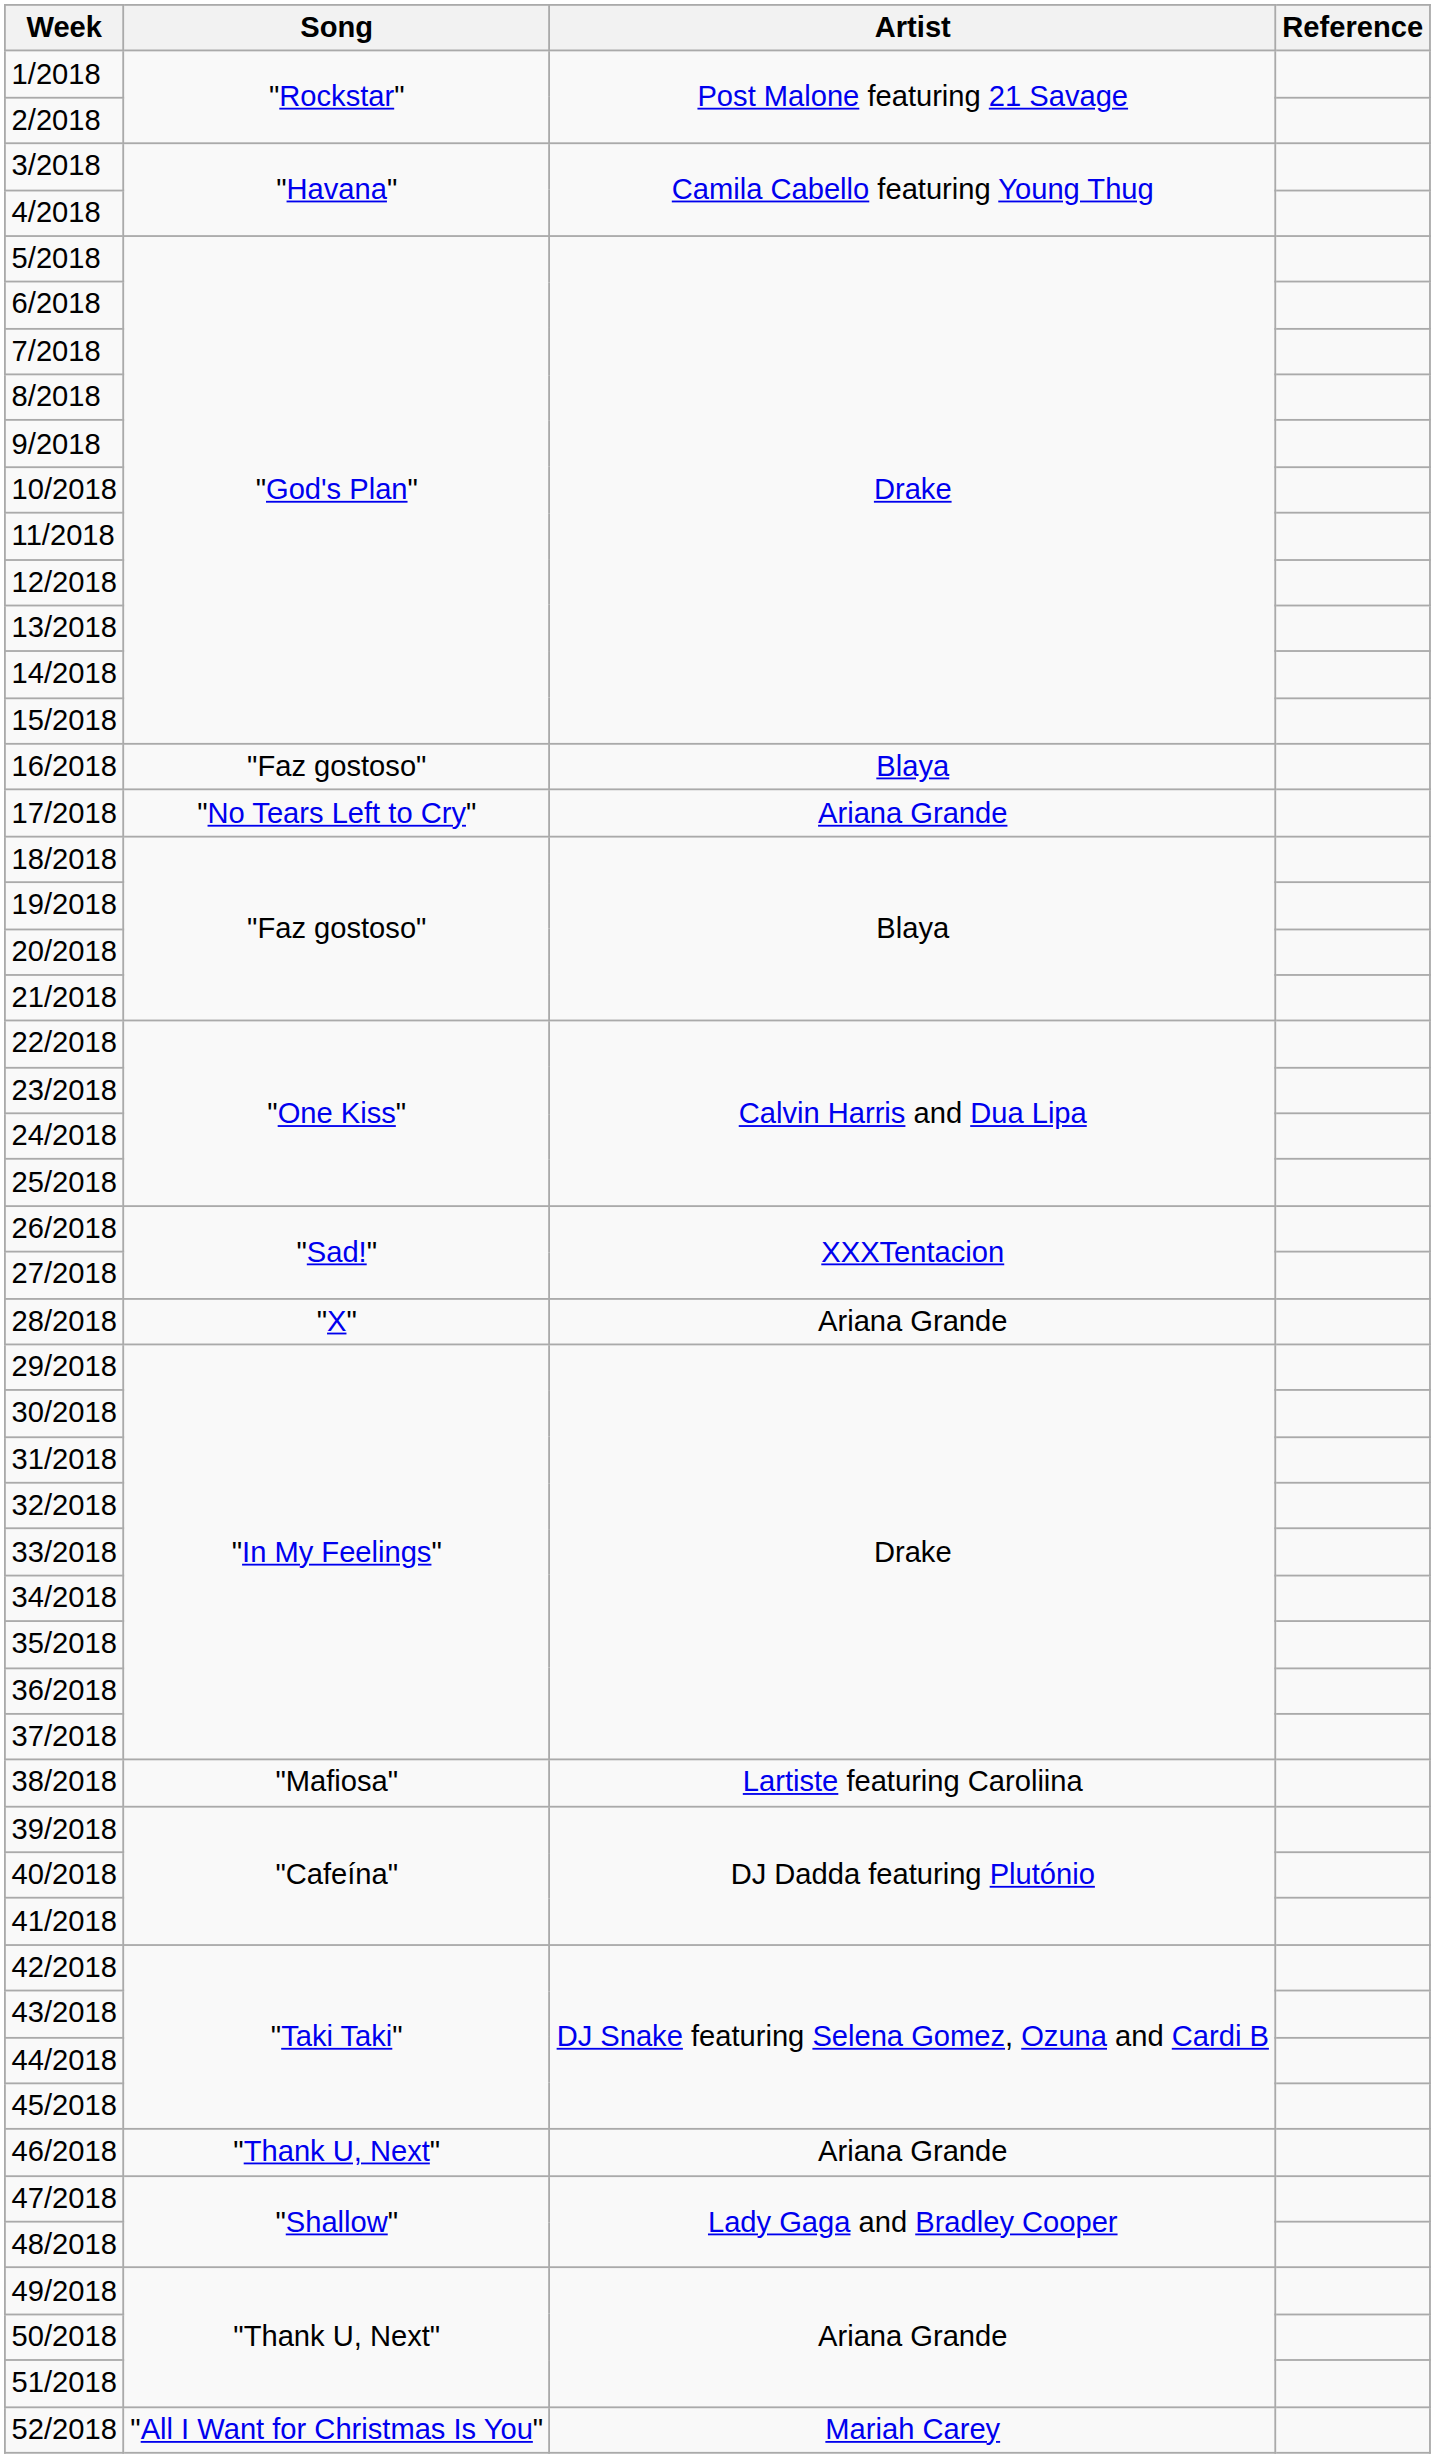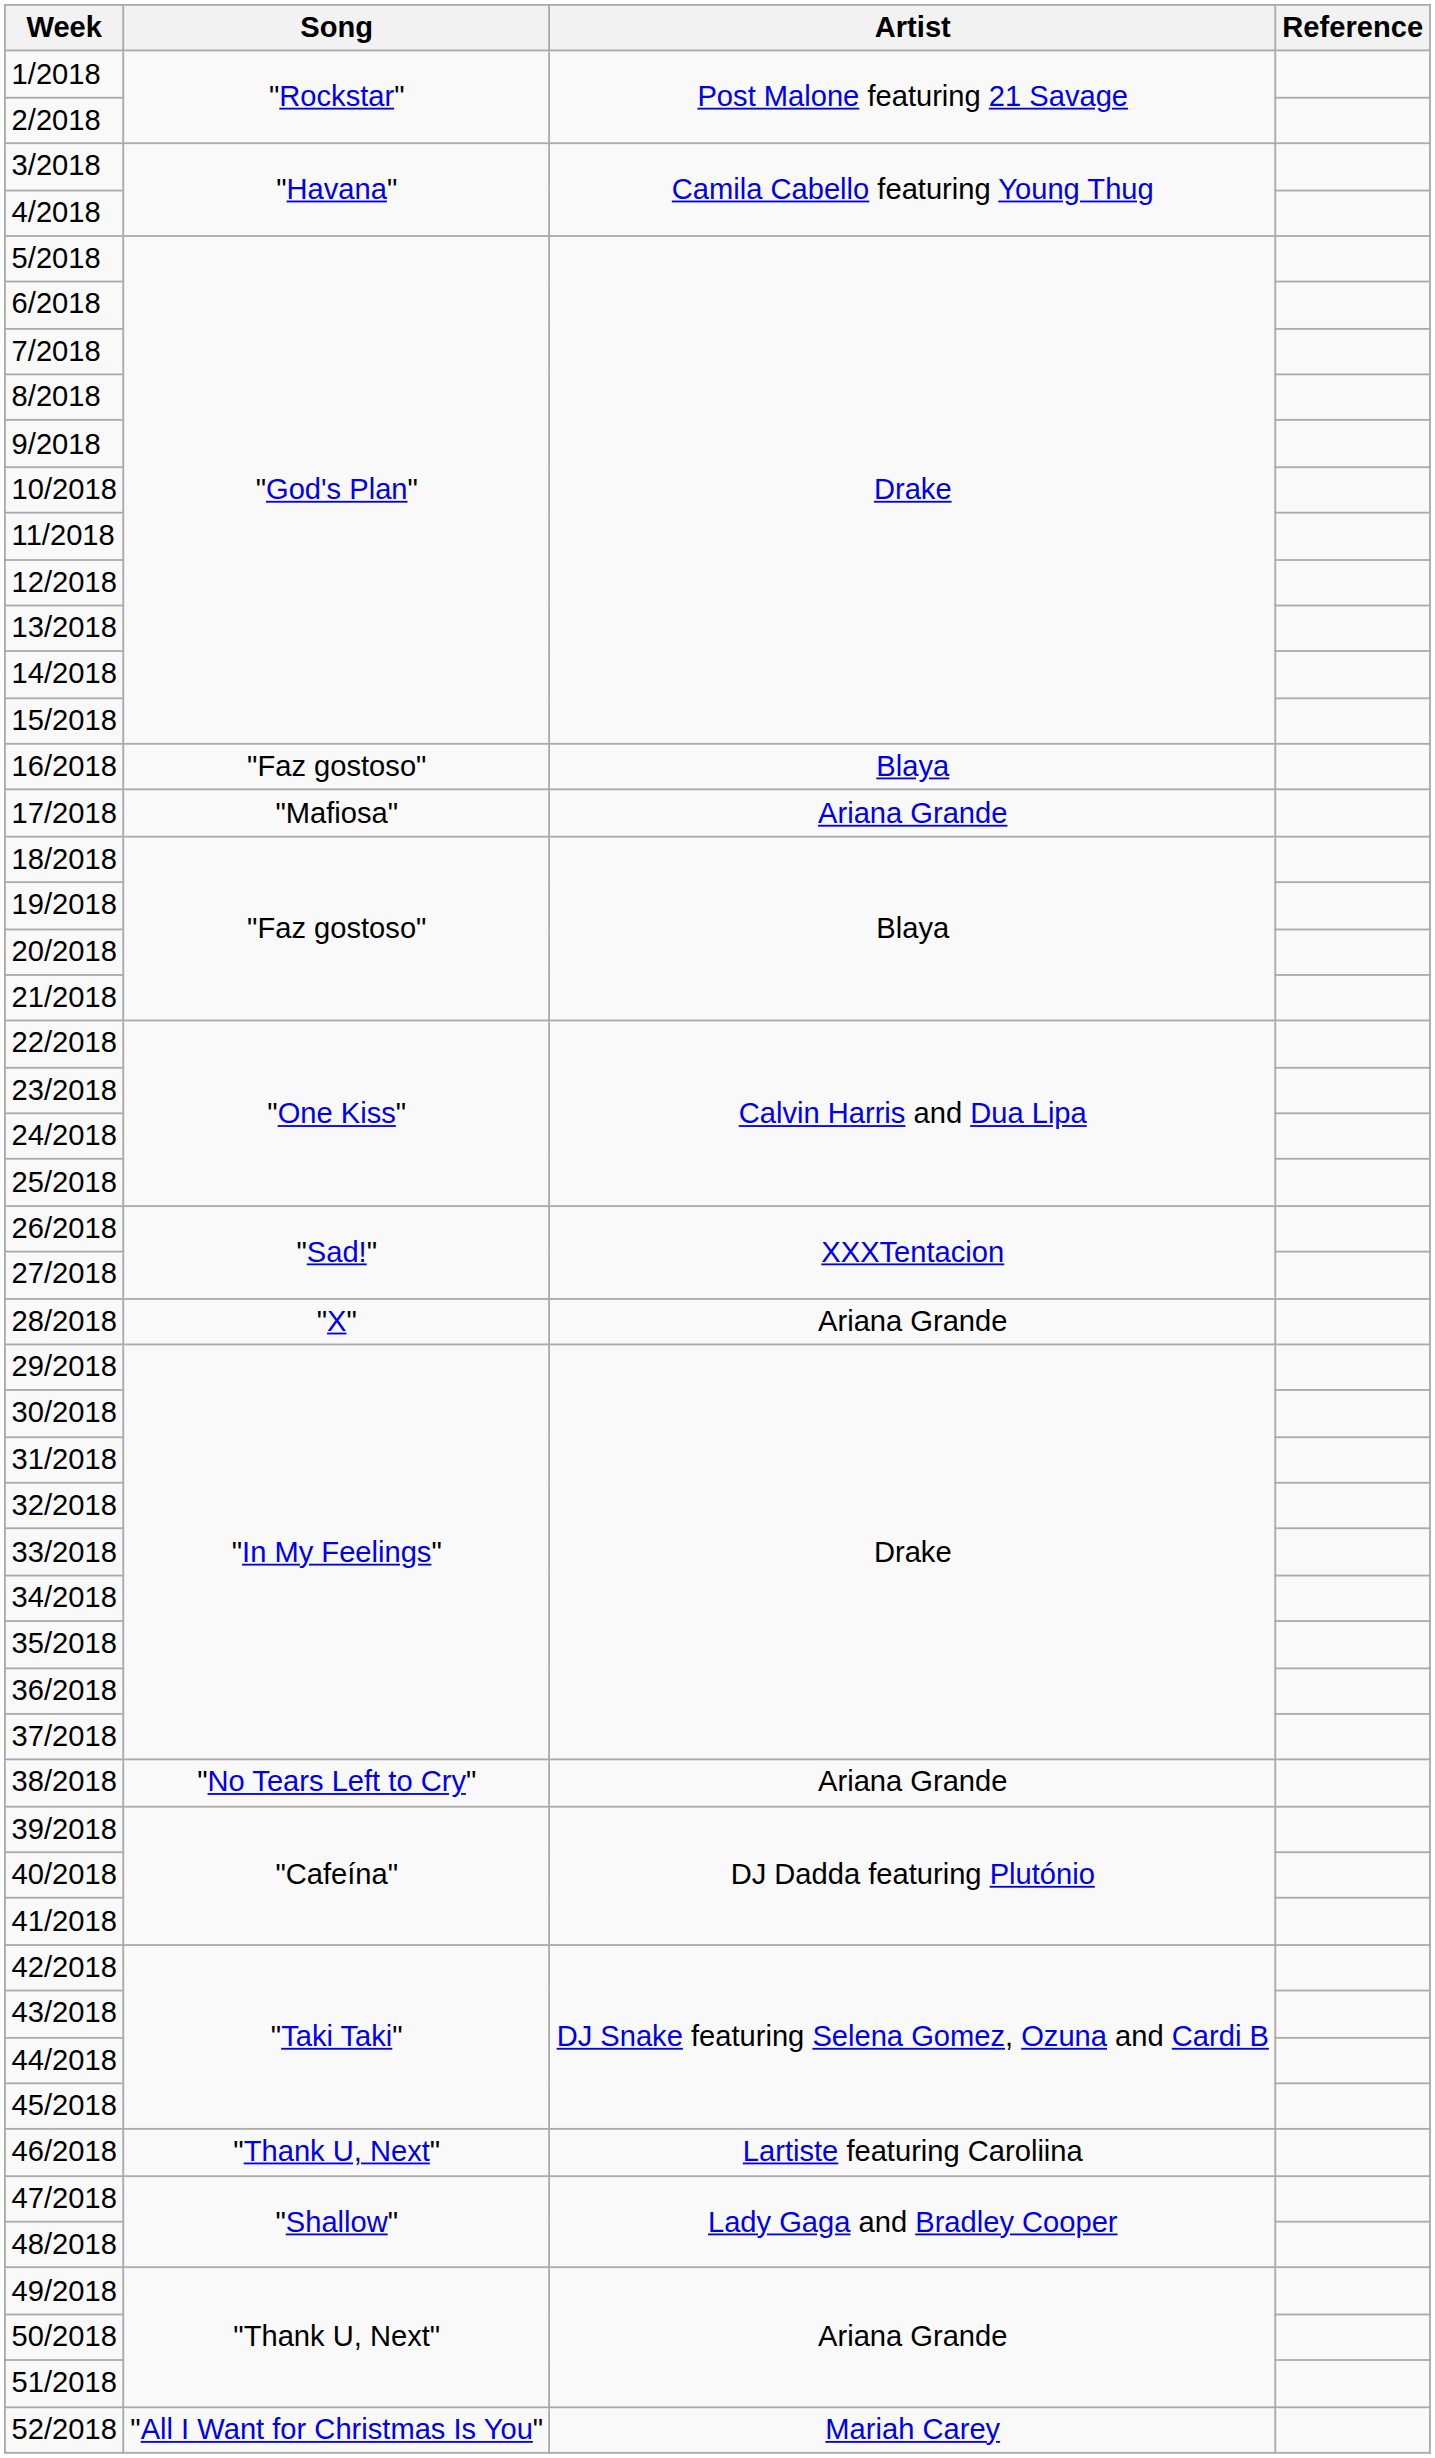(337, 812) "No Tears Left to Cry" -> (337, 812) "Mafiosa"
(337, 1782) "Mafiosa" -> (337, 1782) "No Tears Left to Cry"
(913, 1782) Lartiste featuring Caroliina -> (913, 1782) Ariana Grande
(913, 2151) Ariana Grande -> (913, 2151) Lartiste featuring Caroliina
